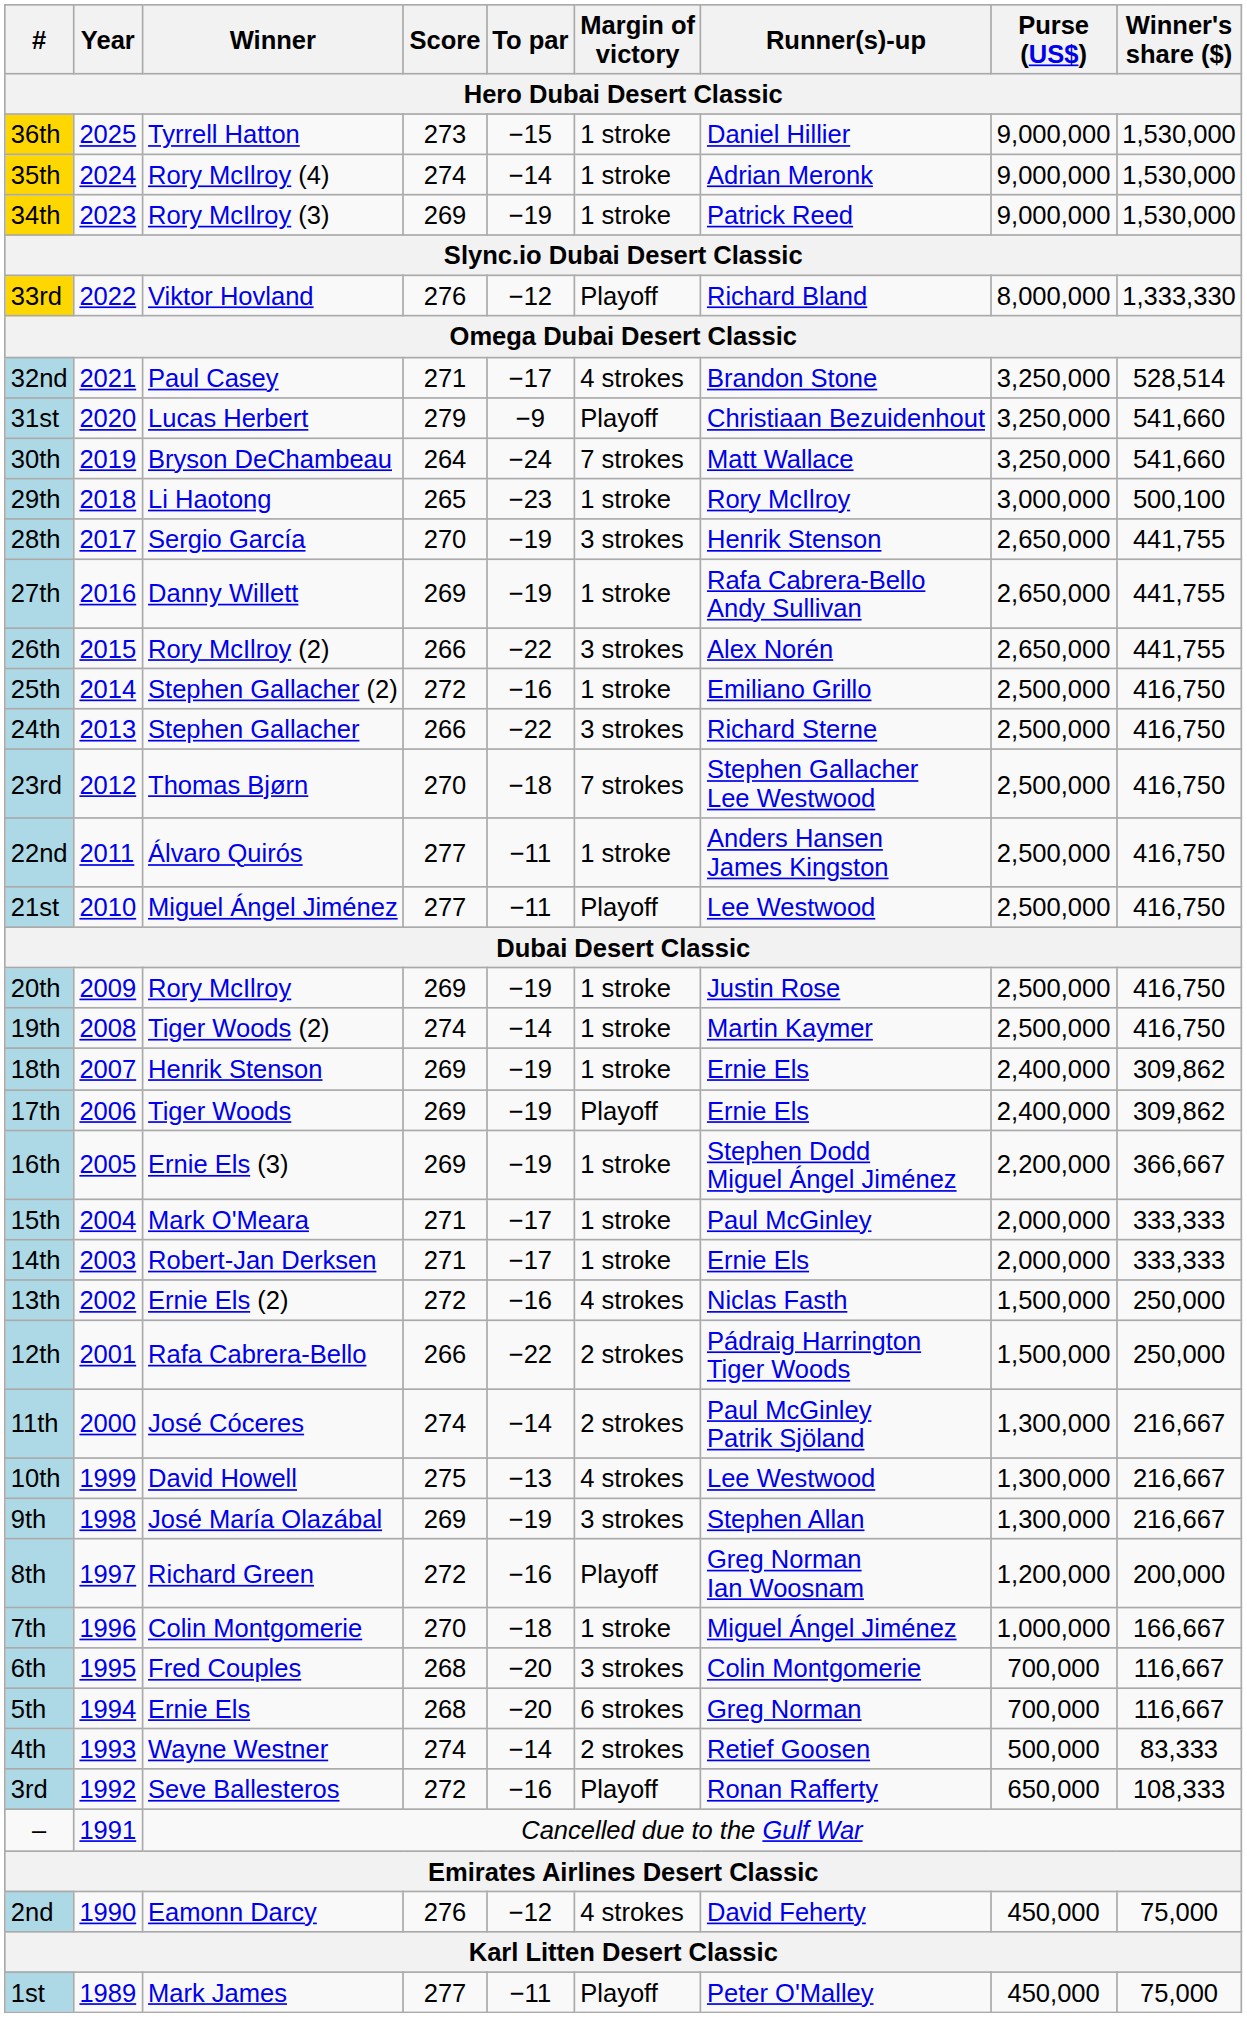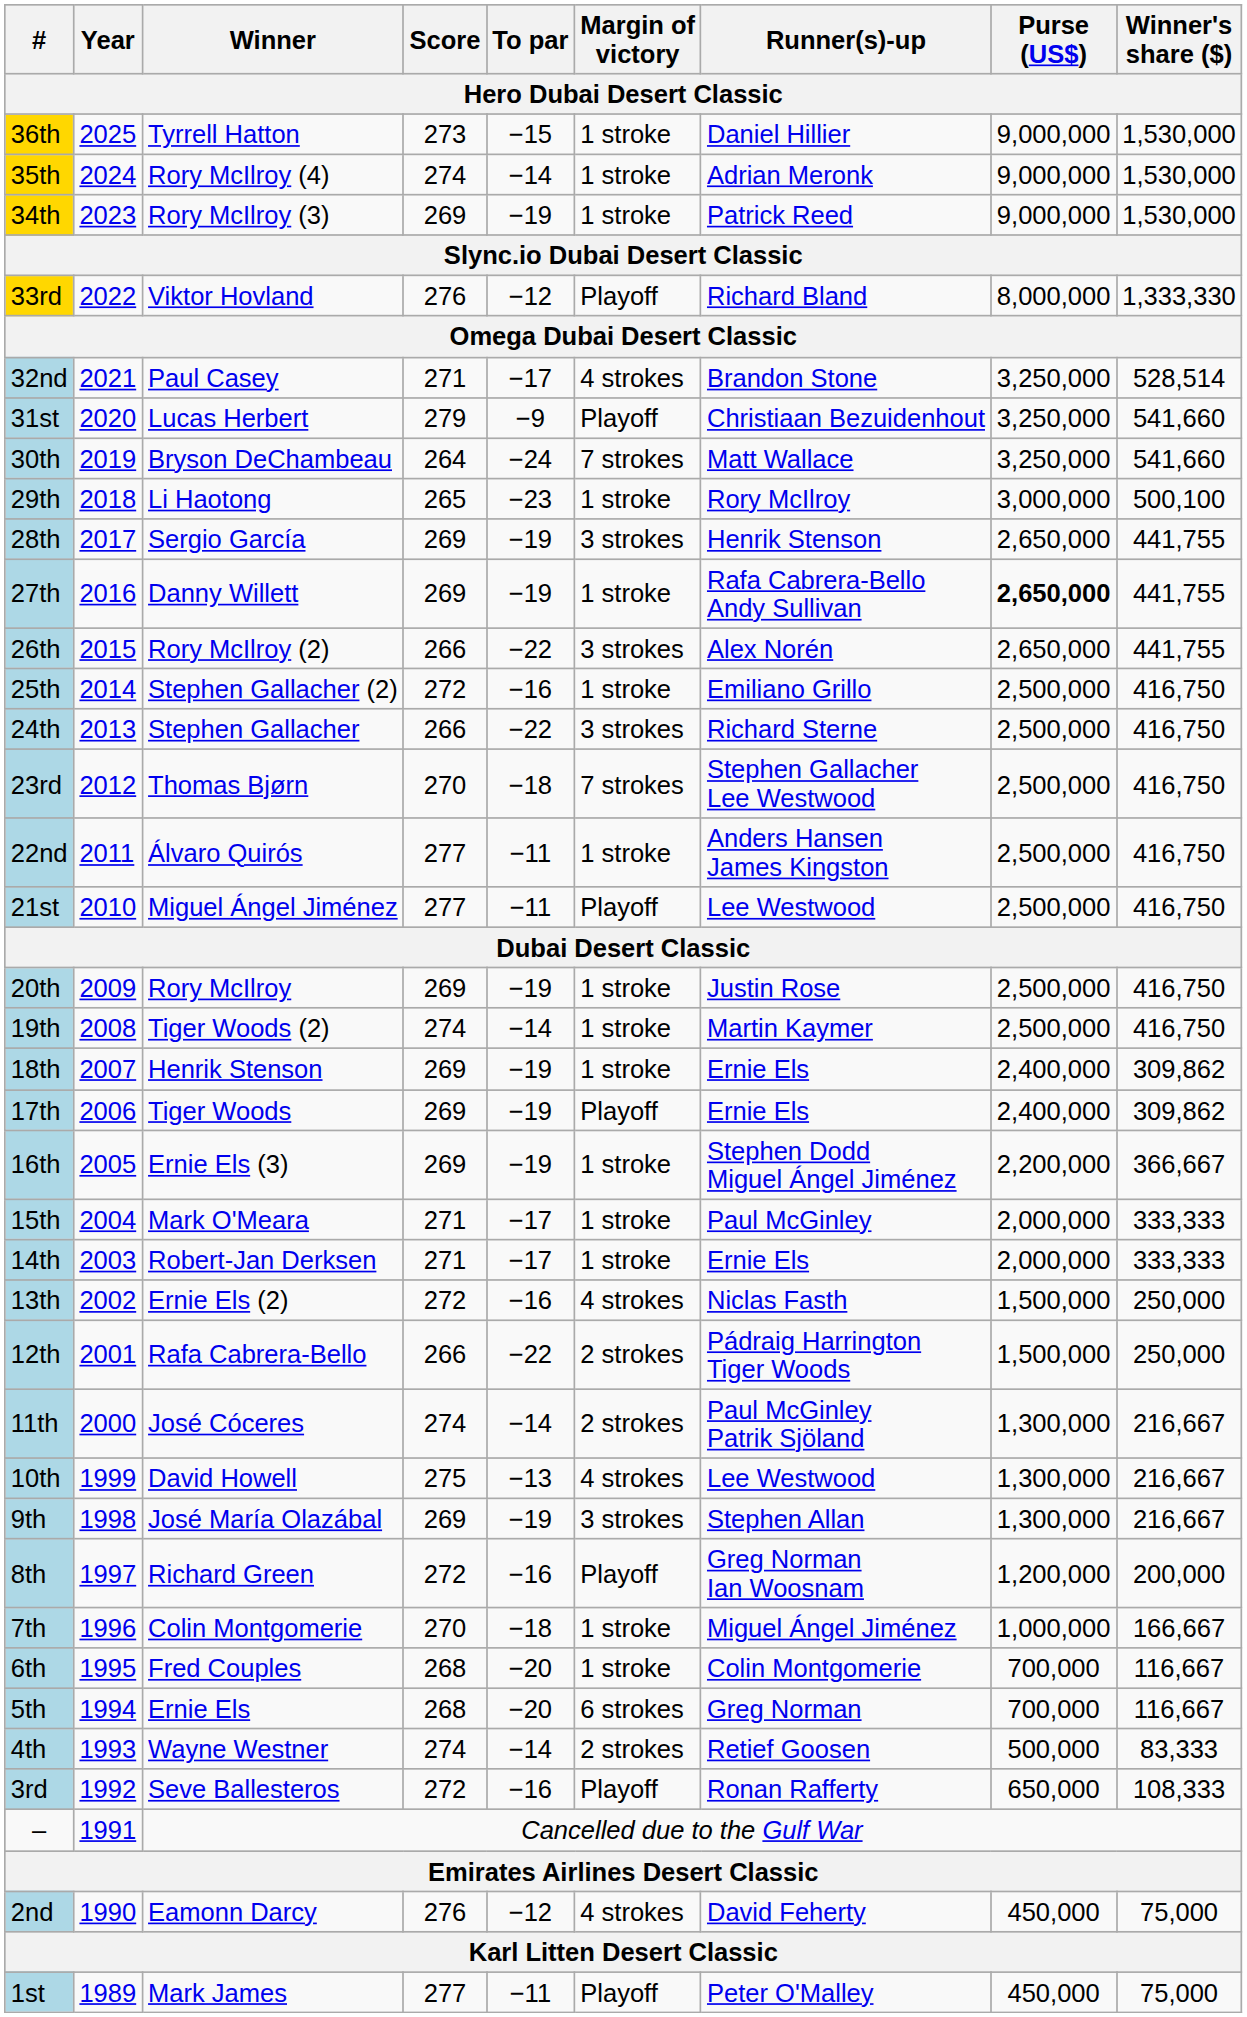(445, 539) 270 -> (445, 539) 269
(1054, 594) normal -> (1054, 594) bold
(632, 1669) 3 strokes -> (626, 1669) 1 stroke
